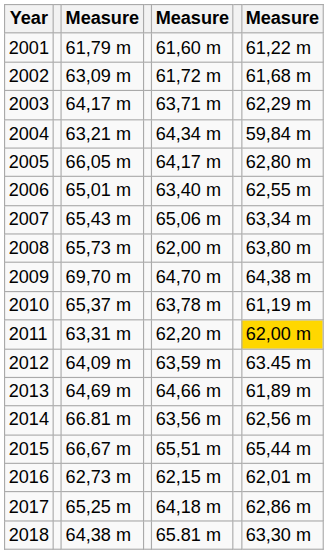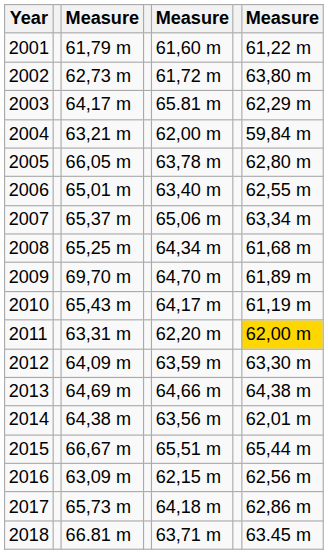(98, 76) 63,09 m -> (98, 76) 62,73 m
(278, 76) 61,68 m -> (278, 76) 63,80 m
(188, 104) 63,71 m -> (188, 104) 65.81 m
(188, 133) 64,34 m -> (188, 133) 62,00 m
(188, 162) 64,17 m -> (188, 162) 63,78 m
(98, 219) 65,43 m -> (98, 219) 65,37 m
(98, 248) 65,73 m -> (98, 248) 65,25 m
(188, 248) 62,00 m -> (188, 248) 64,34 m
(278, 248) 63,80 m -> (278, 248) 61,68 m
(278, 276) 64,38 m -> (278, 276) 61,89 m
(98, 305) 65,37 m -> (98, 305) 65,43 m
(188, 305) 63,78 m -> (188, 305) 64,17 m
(278, 362) 63.45 m -> (278, 362) 63,30 m
(278, 391) 61,89 m -> (278, 391) 64,38 m
(98, 420) 66.81 m -> (98, 420) 64,38 m
(278, 420) 62,56 m -> (278, 420) 62,01 m
(98, 477) 62,73 m -> (98, 477) 63,09 m
(278, 477) 62,01 m -> (278, 477) 62,56 m
(98, 506) 65,25 m -> (98, 506) 65,73 m
(98, 534) 64,38 m -> (98, 534) 66.81 m
(188, 534) 65.81 m -> (188, 534) 63,71 m
(278, 534) 63,30 m -> (278, 534) 63.45 m
